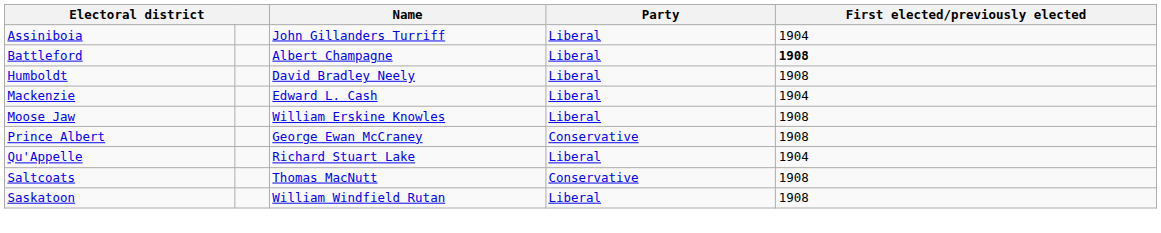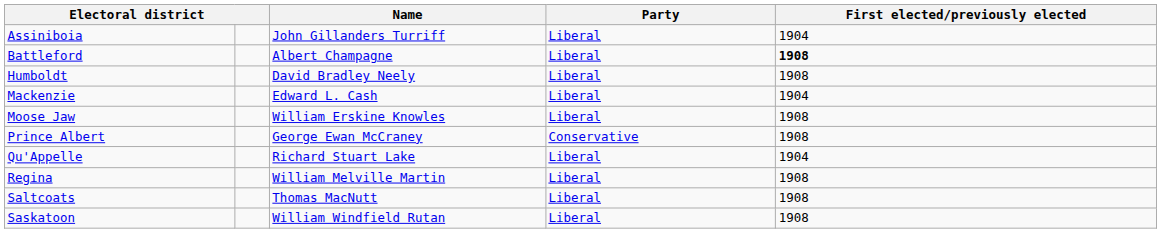+ row: (30, 177)
(593, 177) Conservative -> (575, 198) Liberal
